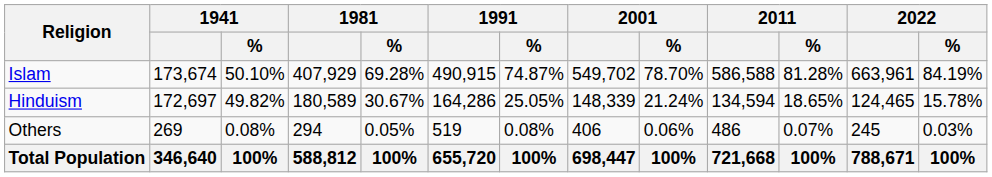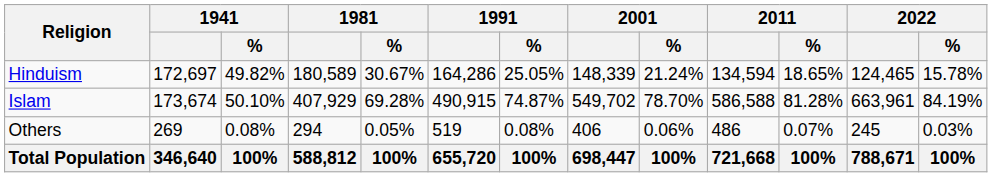rows swapped: (30, 74) <-> (45, 102)
